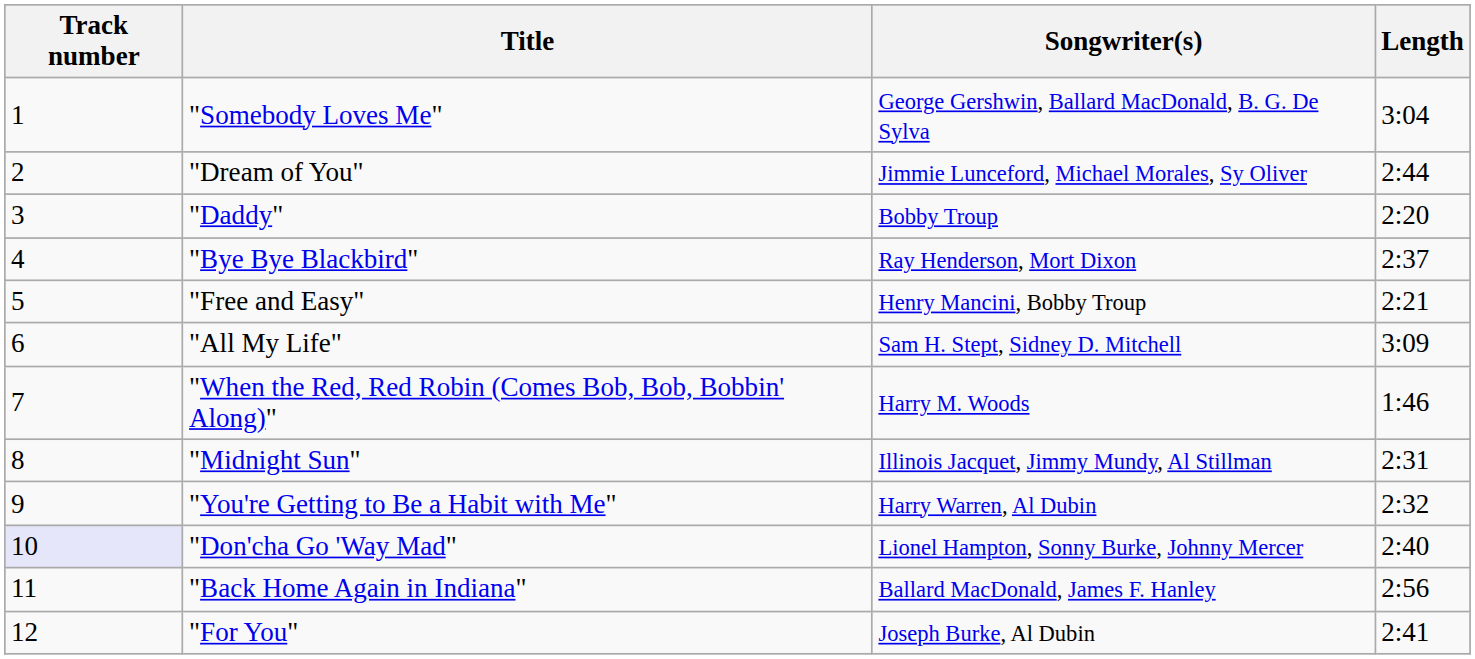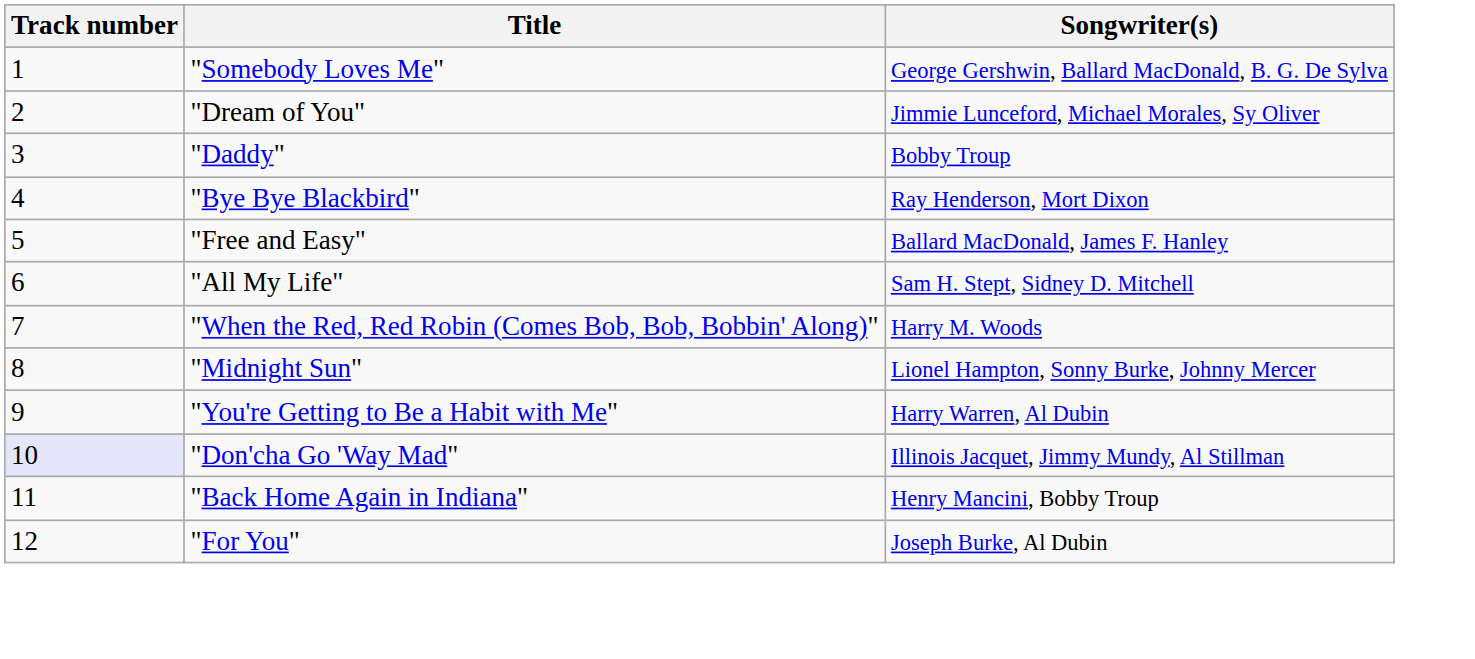- column: (1422, 41)
(1012, 302) Henry Mancini, Bobby Troup -> (1060, 242) Ballard MacDonald, James F. Hanley
(1075, 461) Illinois Jacquet, Jimmy Mundy, Al Stillman -> (1103, 370) Lionel Hampton, Sonny Burke, Johnny Mercer
(1091, 547) Lionel Hampton, Sonny Burke, Johnny Mercer -> (1088, 456) Illinois Jacquet, Jimmy Mundy, Al Stillman
(1047, 590) Ballard MacDonald, James F. Hanley -> (1025, 499) Henry Mancini, Bobby Troup
